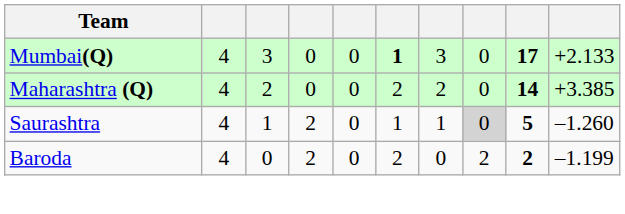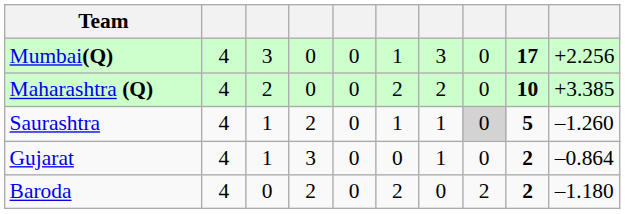(397, 55) bold -> (397, 55) normal
(584, 55) +2.133 -> (584, 55) +2.256
(528, 89) 14 -> (528, 89) 10
+ row: (42, 157)
(584, 157) –1.199 -> (584, 191) –1.180
